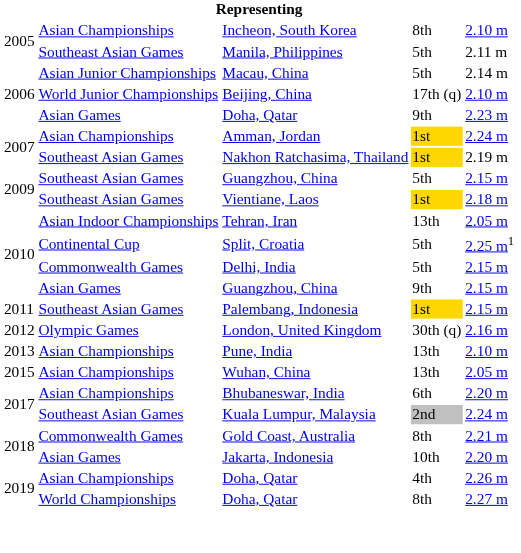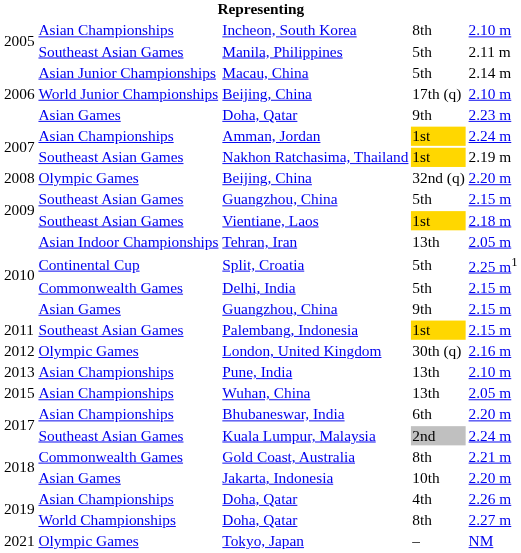+ row: (267, 178)
+ row: (263, 541)
